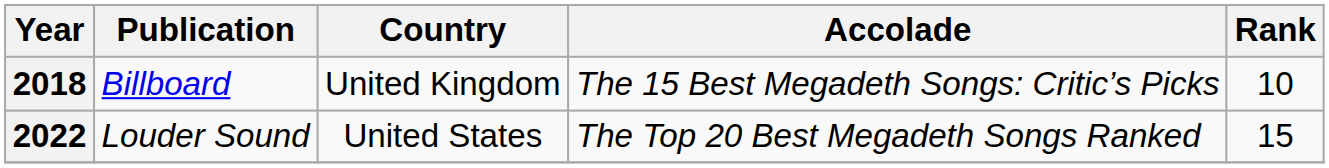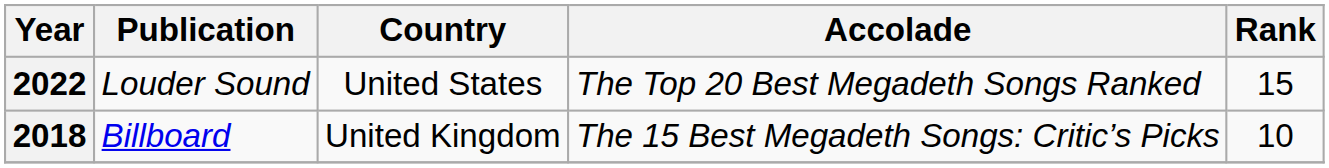rows swapped: (50, 135) <-> (50, 83)
